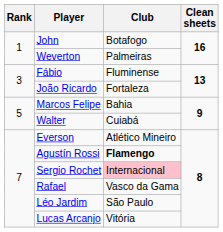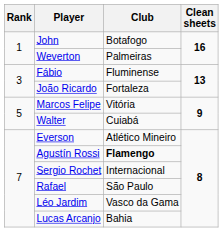(119, 105) Bahia -> (120, 105) Vitória
(135, 170) pink background -> (135, 170) no background
(142, 186) Vasco da Gama -> (130, 186) São Paulo
(130, 202) São Paulo -> (142, 202) Vasco da Gama
(120, 219) Vitória -> (119, 219) Bahia
